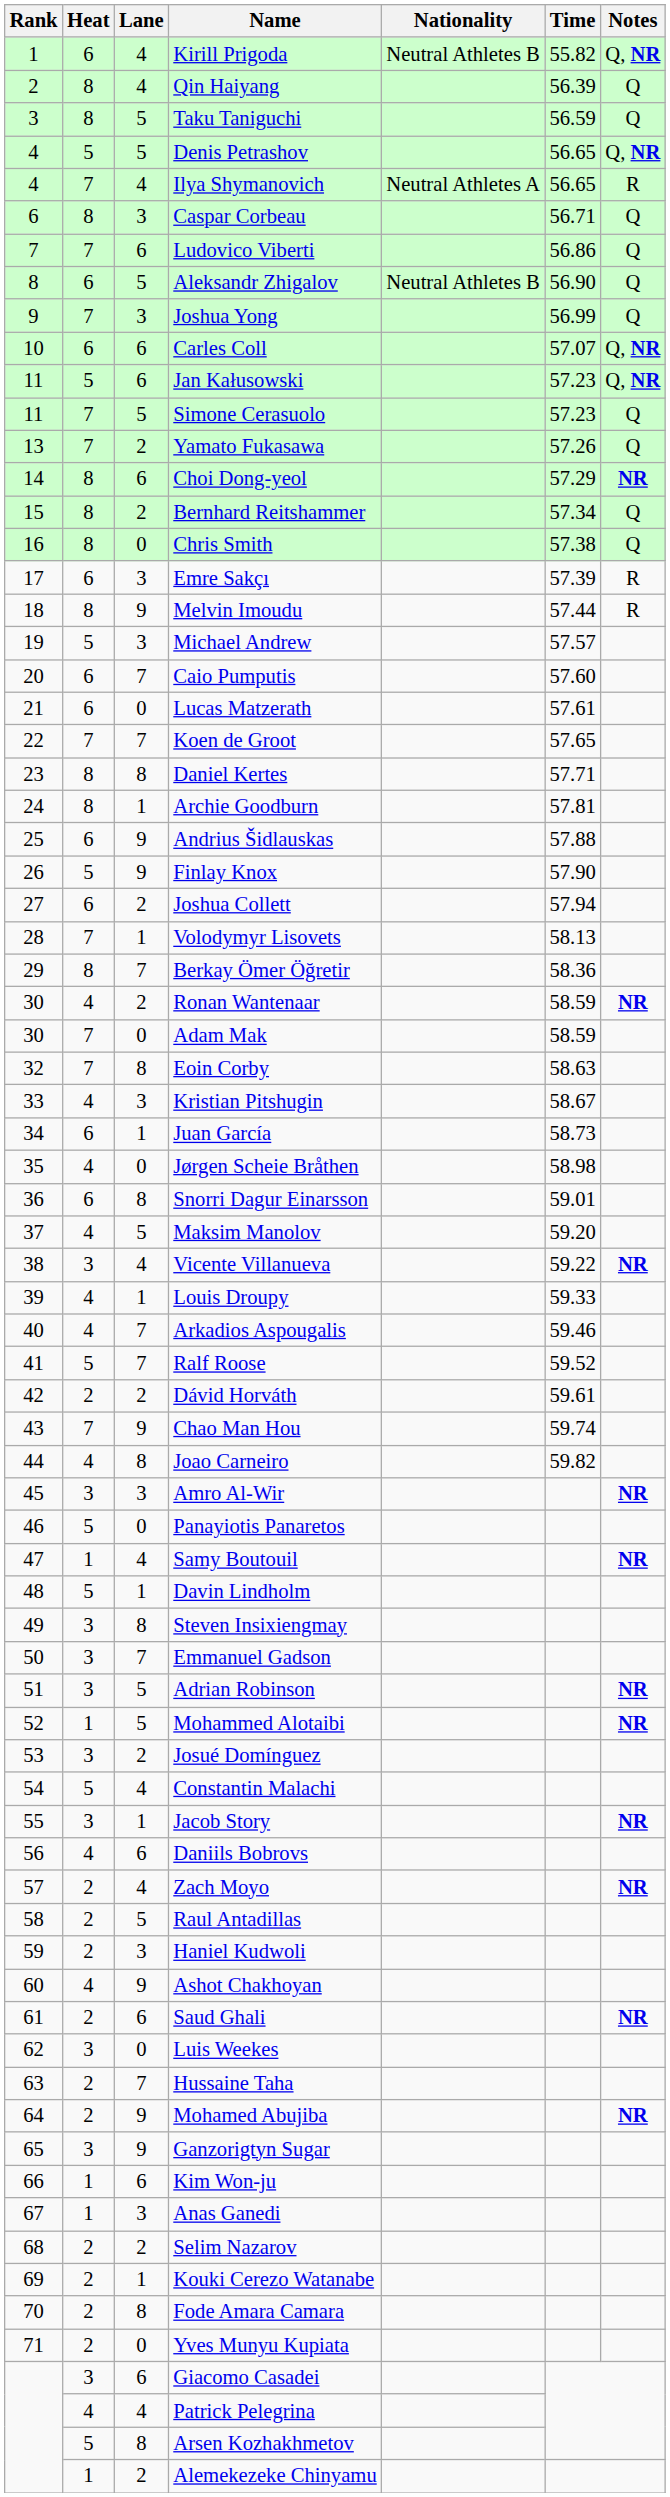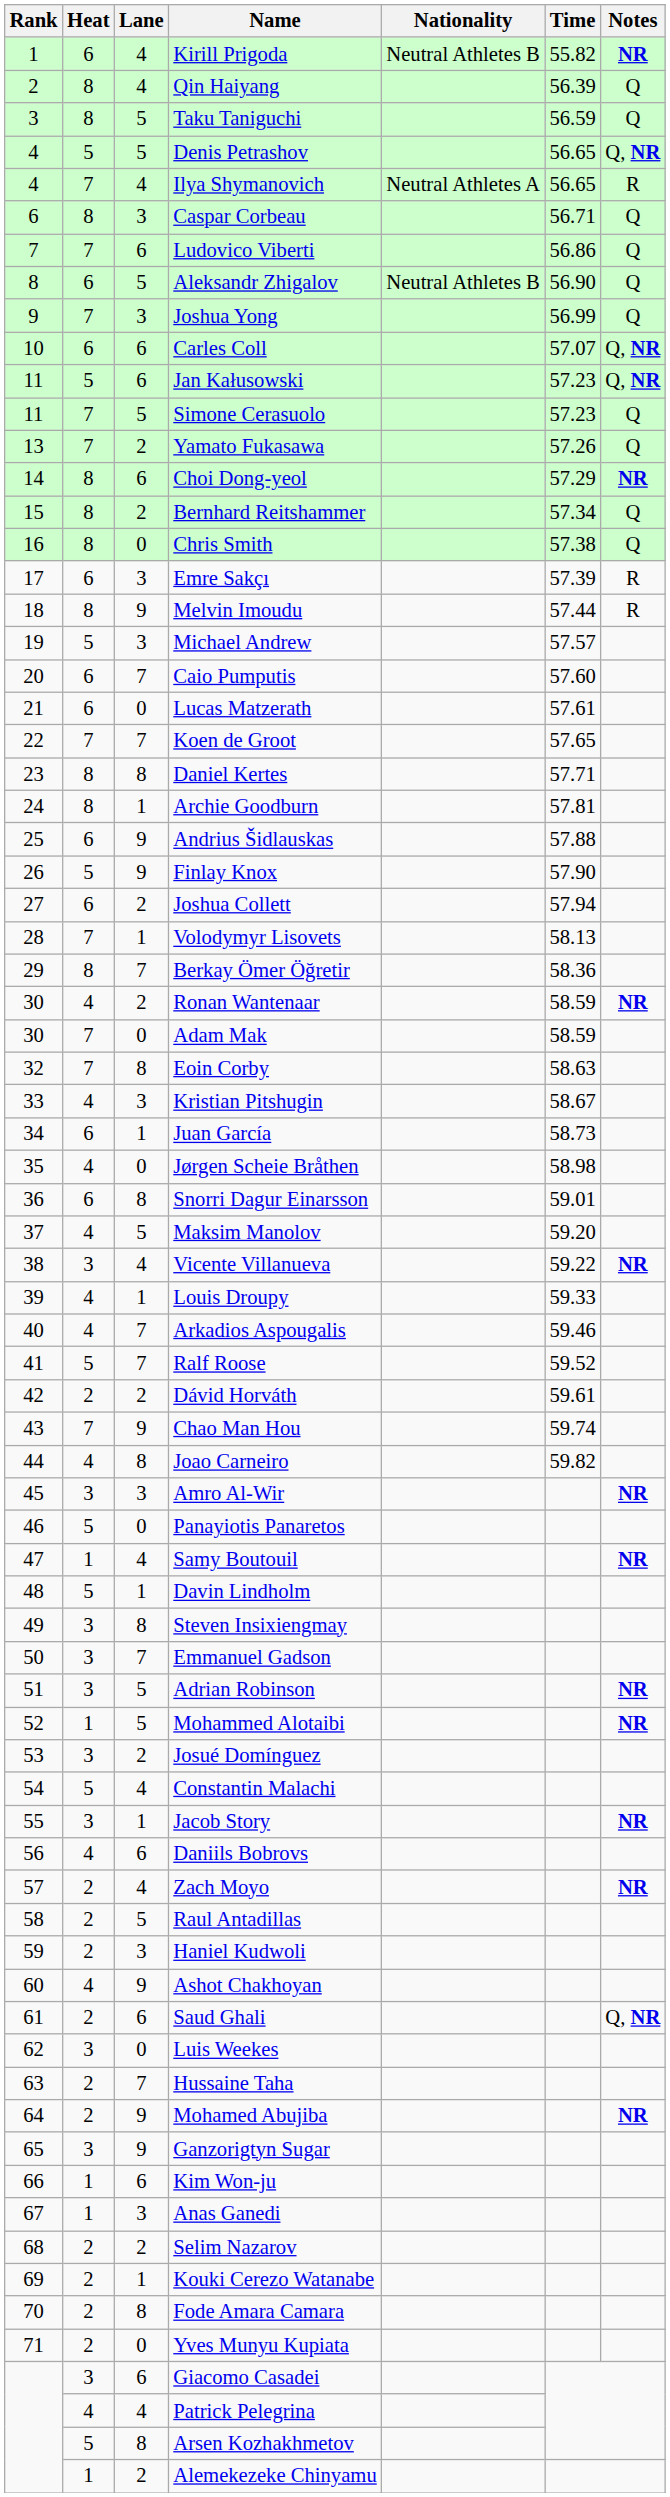(633, 53) Q, NR -> (633, 53) NR
(633, 2017) NR -> (633, 2017) Q, NR
